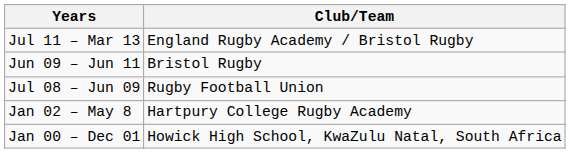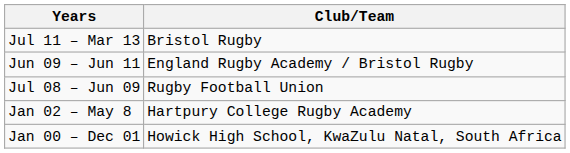(310, 40) England Rugby Academy / Bristol Rugby -> (205, 40) Bristol Rugby
(205, 64) Bristol Rugby -> (310, 64) England Rugby Academy / Bristol Rugby
